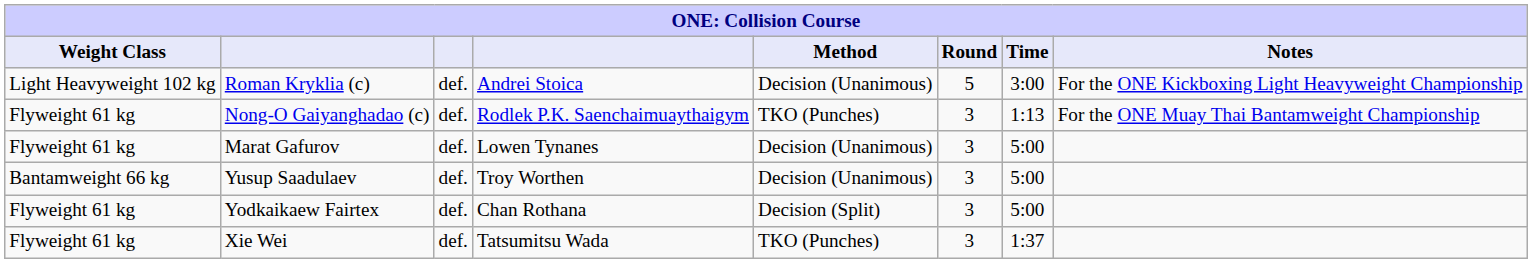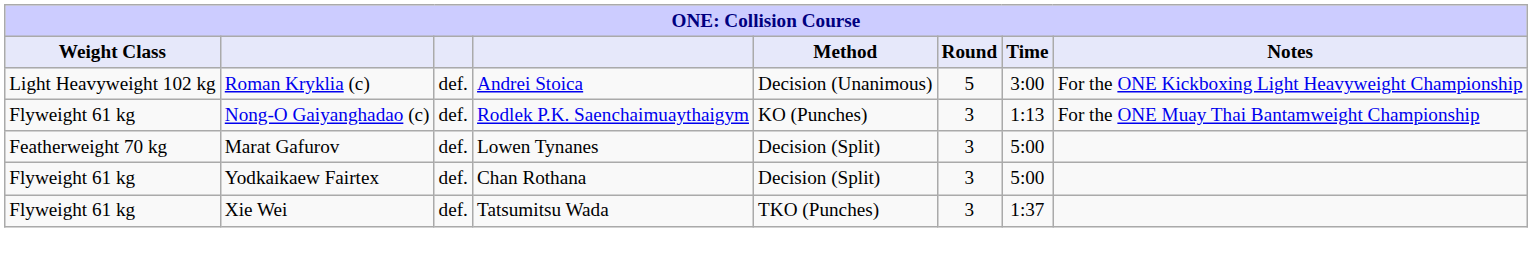(819, 115) TKO (Punches) -> (813, 115) KO (Punches)
(72, 146) Flyweight 61 kg -> (88, 146) Featherweight 70 kg
(845, 146) Decision (Unanimous) -> (819, 146) Decision (Split)
- row: (291, 178)
